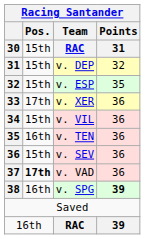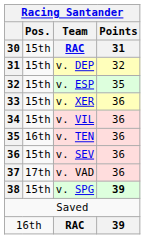(38, 102) 17th -> (38, 102) 15th
(38, 172) bold -> (38, 172) normal
(38, 190) 16th -> (38, 190) 15th
